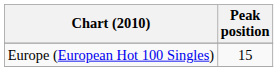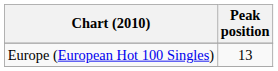(245, 54) 15 -> (245, 54) 13
